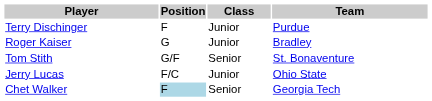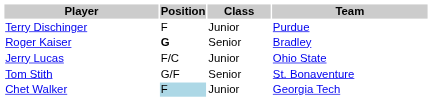(165, 42) normal -> (165, 42) bold
(224, 42) Junior -> (225, 42) Senior
rows swapped: (34, 74) <-> (29, 58)
(225, 89) Senior -> (224, 89) Junior
